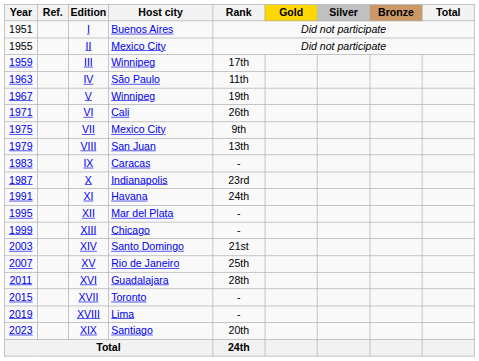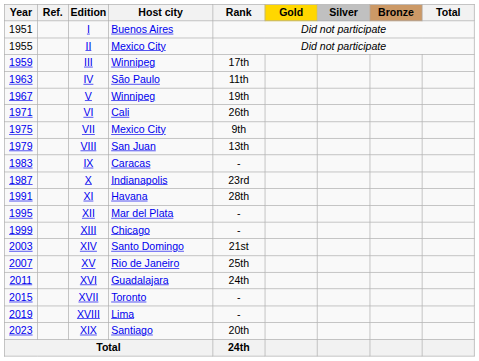(239, 197) 24th -> (239, 197) 28th
(239, 280) 28th -> (239, 280) 24th
